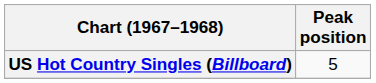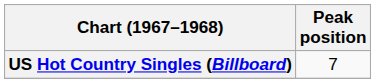(333, 64) 5 -> (333, 64) 7
